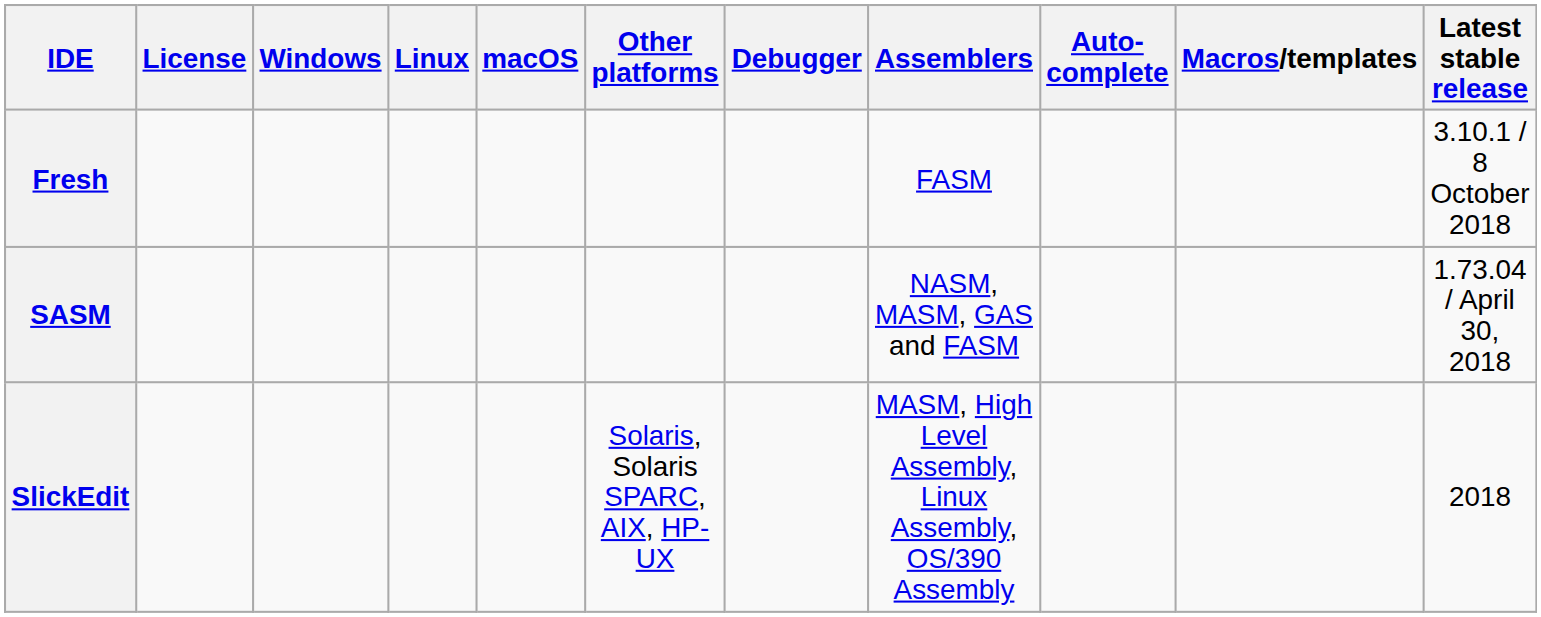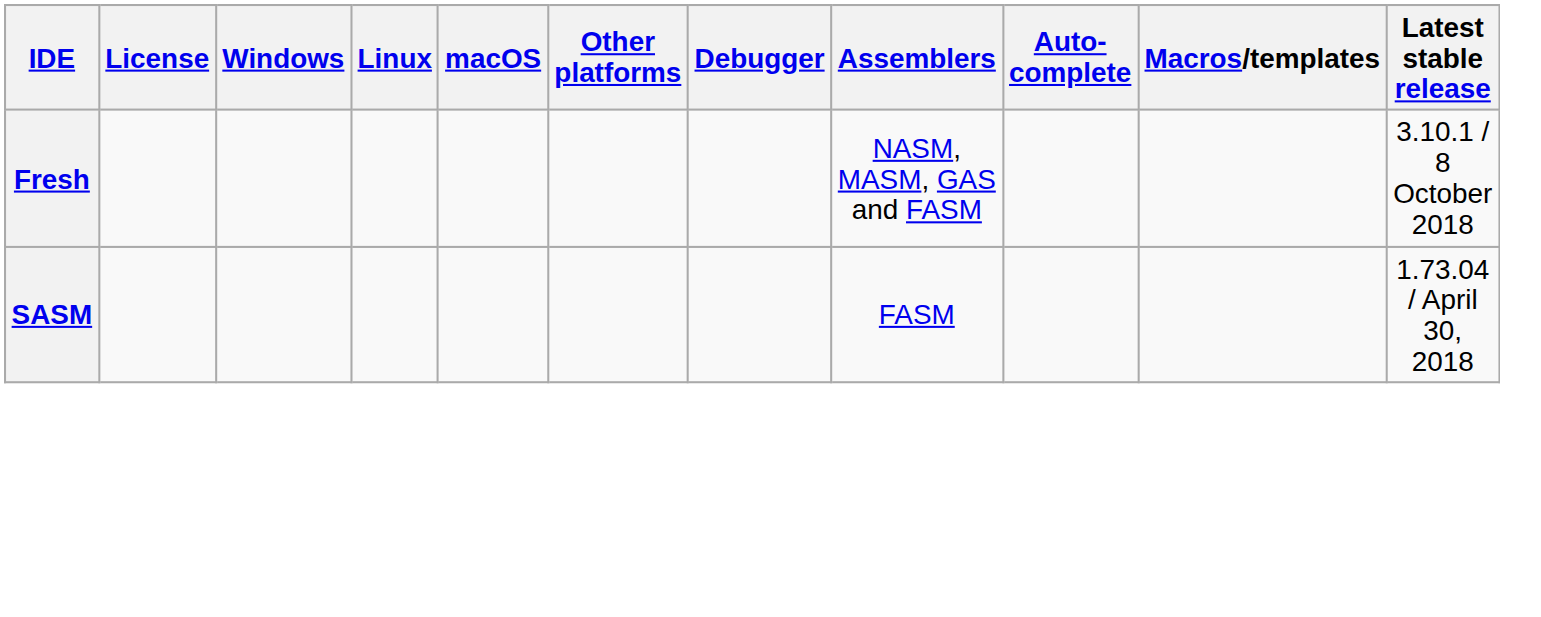(954, 178) FASM -> (917, 178) NASM, MASM, GAS and FASM
(954, 314) NASM, MASM, GAS and FASM -> (917, 314) FASM
- row: (70, 497)
